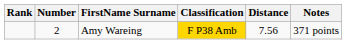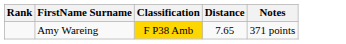- column: (57, 13)
(268, 30) 7.56 -> (225, 30) 7.65
